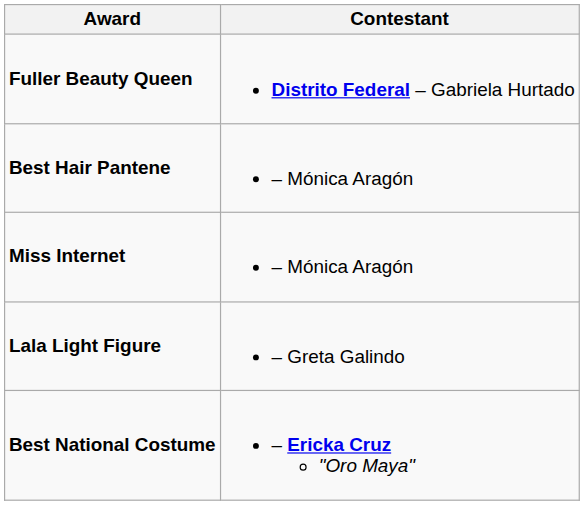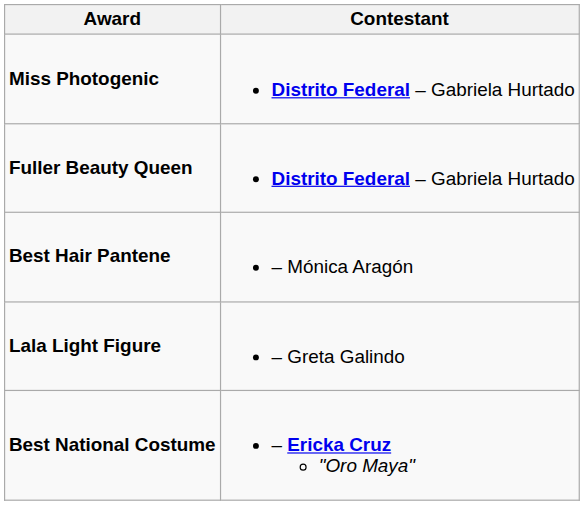+ row: (84, 78)
- row: (67, 256)
